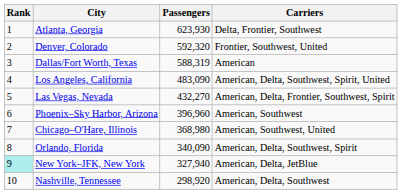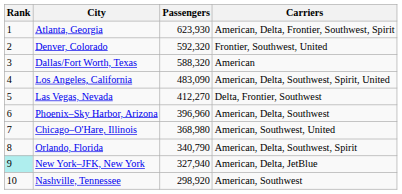(268, 29) Delta, Frontier, Southwest -> (305, 29) American, Delta, Frontier, Southwest, Spirit
(193, 63) 588,319 -> (193, 63) 588,320
(193, 97) 432,270 -> (193, 97) 412,270
(305, 97) American, Delta, Frontier, Southwest, Spirit -> (268, 97) Delta, Frontier, Southwest
(258, 113) American, Southwest -> (272, 113) American, Delta, Southwest
(193, 147) 340,090 -> (193, 147) 340,790
(272, 181) American, Delta, Southwest -> (258, 181) American, Southwest
